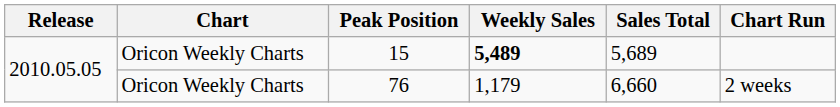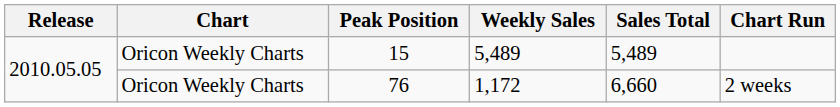(497, 53) bold -> (497, 53) normal
(634, 53) 5,689 -> (634, 53) 5,489
(497, 85) 1,179 -> (497, 85) 1,172
